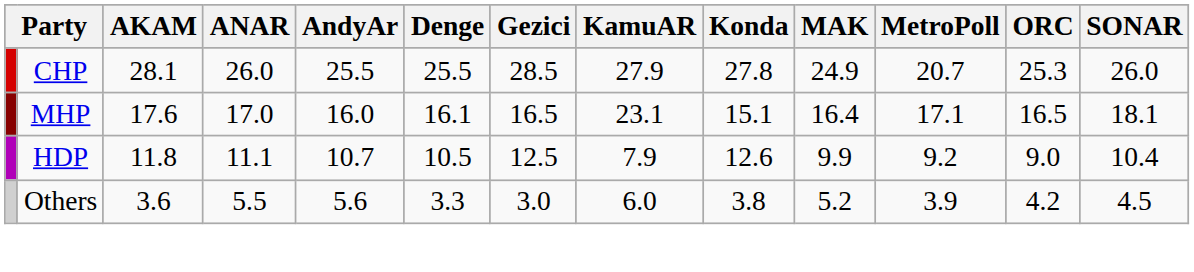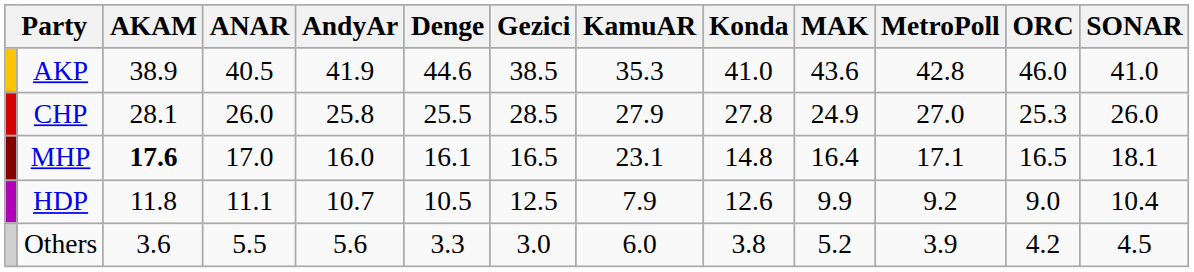+ row: (61, 69)
(350, 69) 25.5 -> (350, 113) 25.8
(940, 69) 20.7 -> (940, 113) 27.0
(154, 113) normal -> (154, 157) bold
(749, 113) 15.1 -> (749, 157) 14.8
